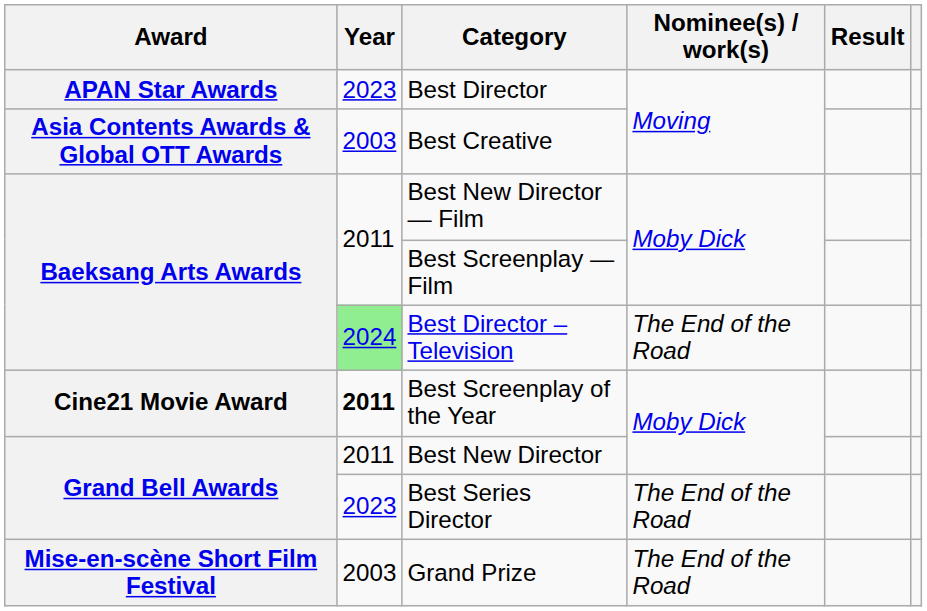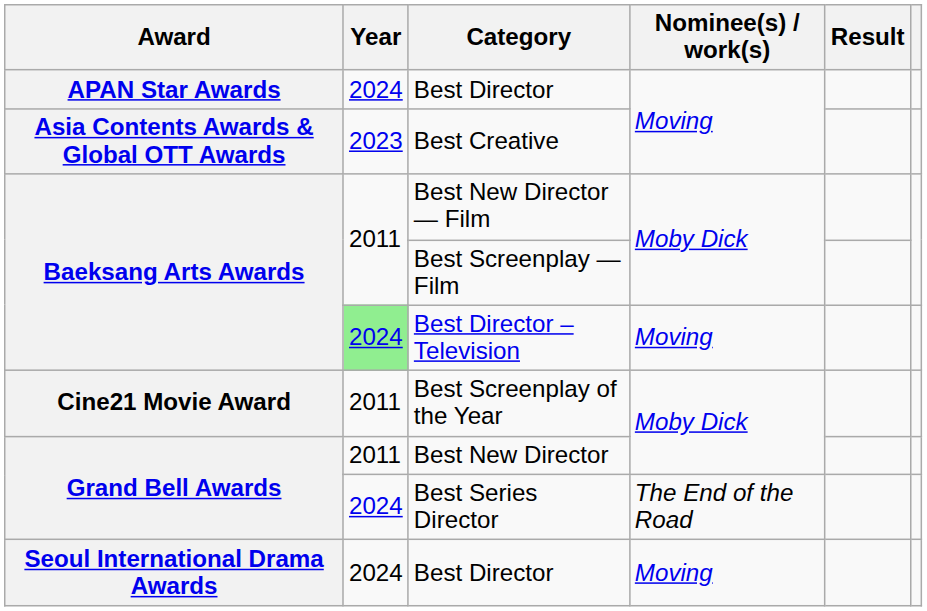(369, 89) 2023 -> (376, 89) 2024
(369, 141) 2003 -> (376, 141) 2023
(712, 337) The End of the Road -> (674, 337) Moving
(369, 403) bold -> (375, 403) normal
(369, 506) 2023 -> (376, 506) 2024
- row: (171, 572)
+ row: (174, 572)
